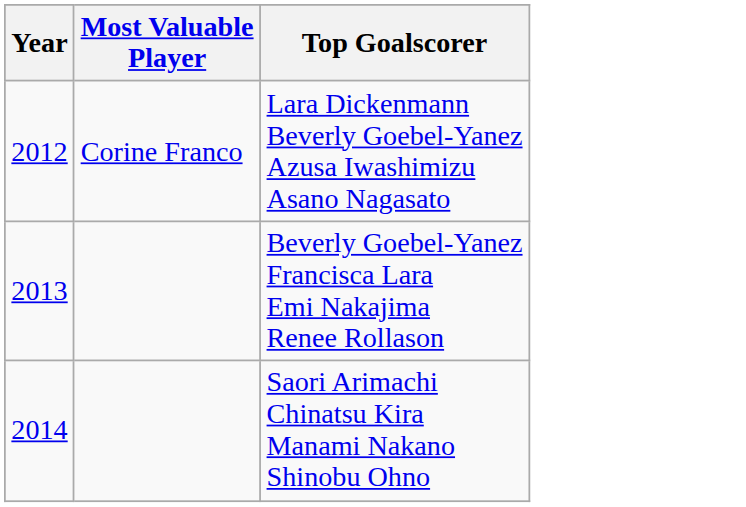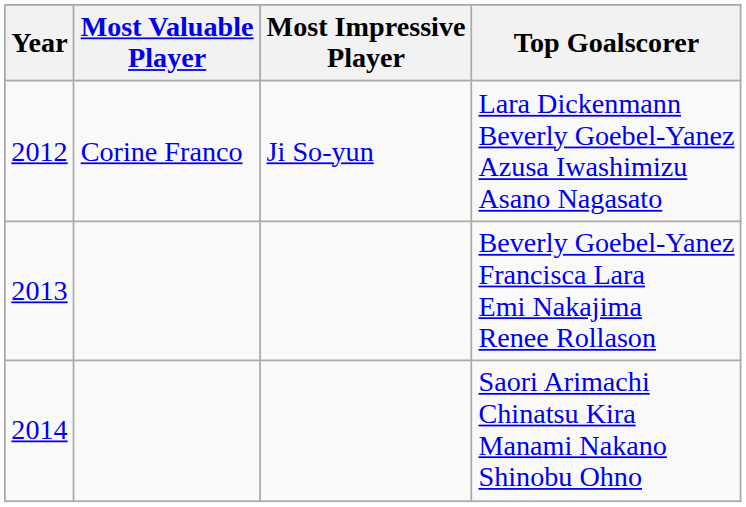+ column: (366, 42)
